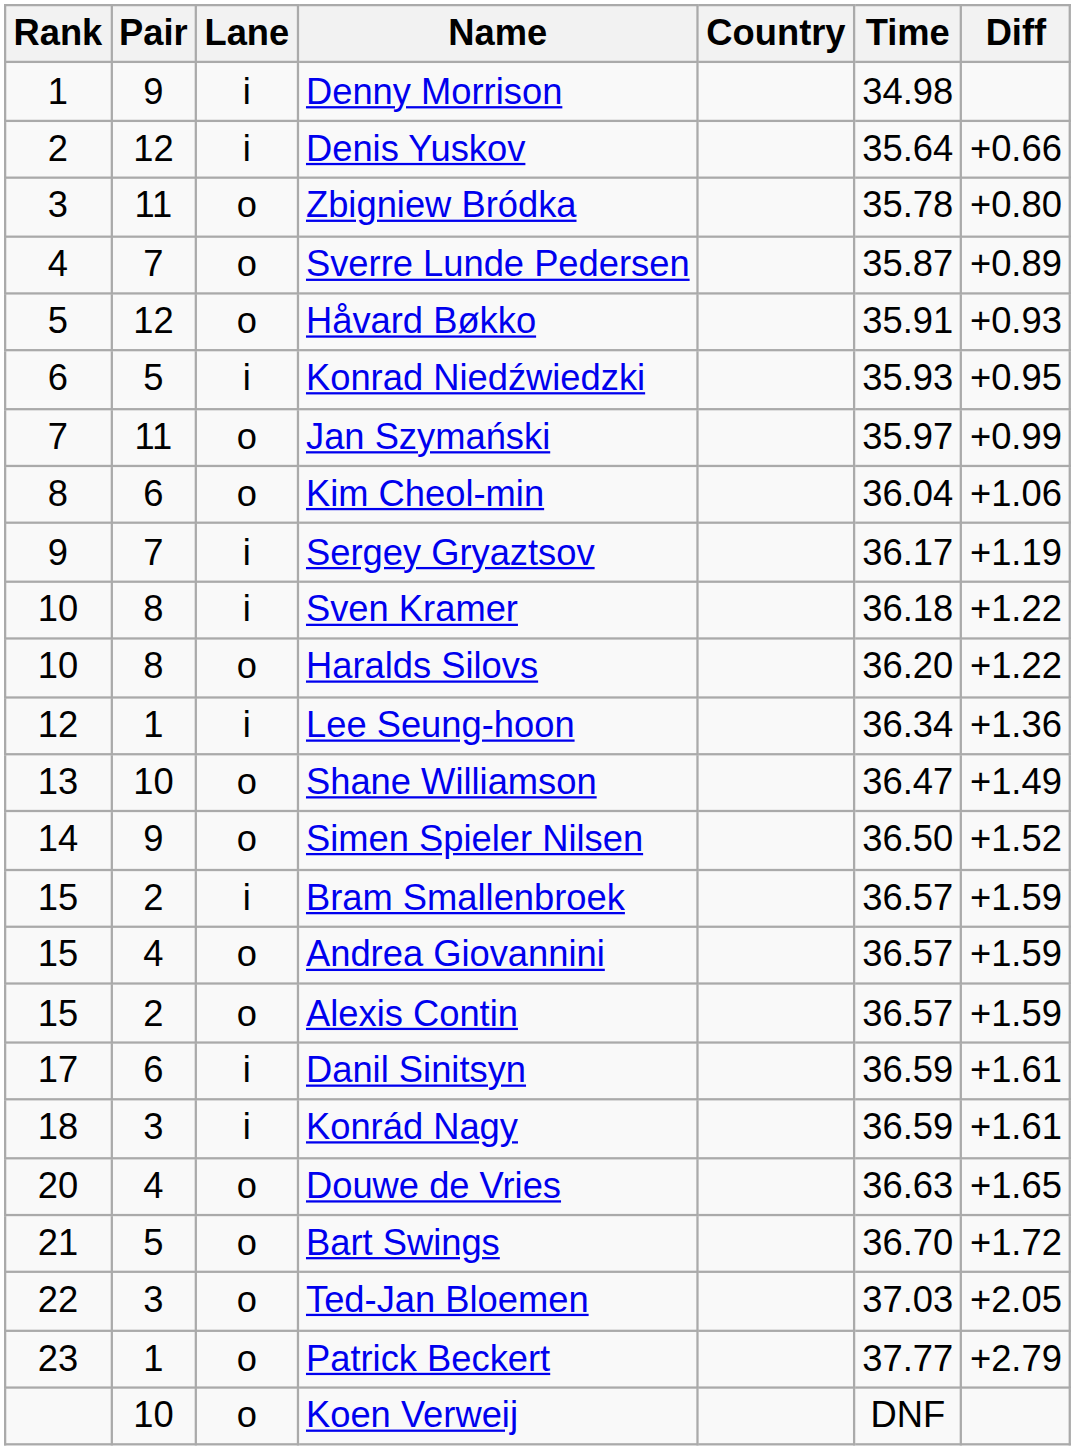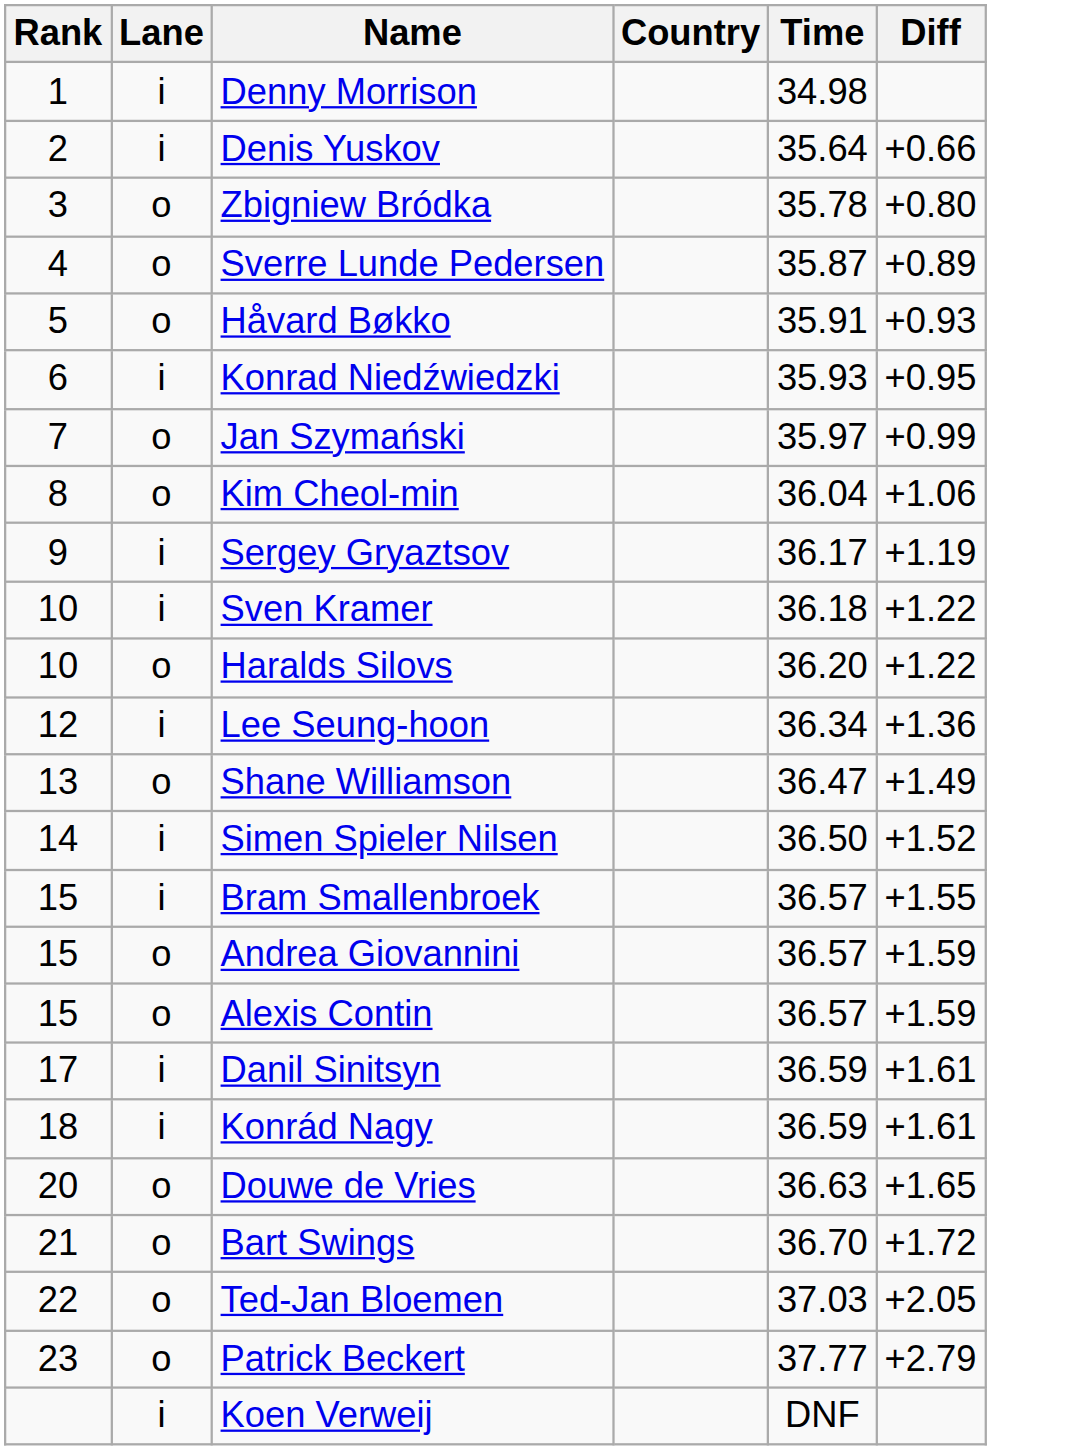- column: (153, 33)
(247, 839) o -> (161, 839) i
(1016, 897) +1.59 -> (930, 897) +1.55
(247, 1415) o -> (161, 1415) i
